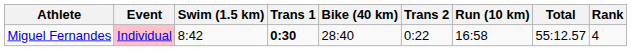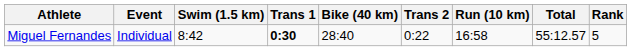(144, 35) pink background -> (144, 35) no background
(595, 35) 4 -> (595, 35) 5
